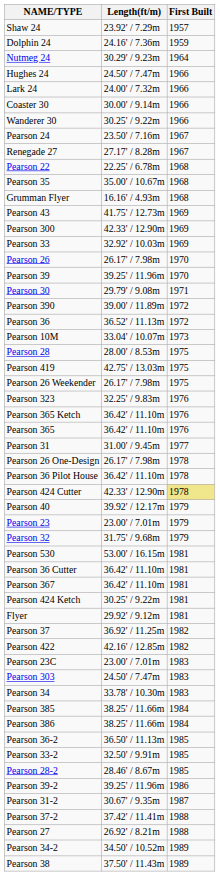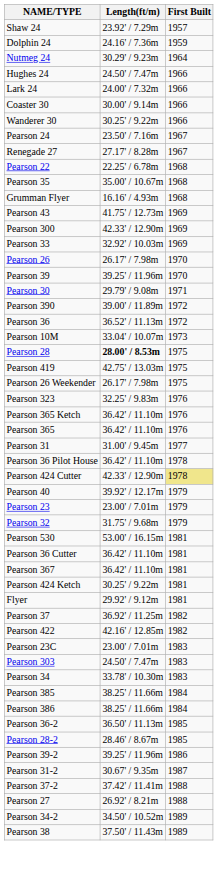(132, 352) normal -> (131, 352) bold
- row: (53, 461)
- row: (32, 755)
